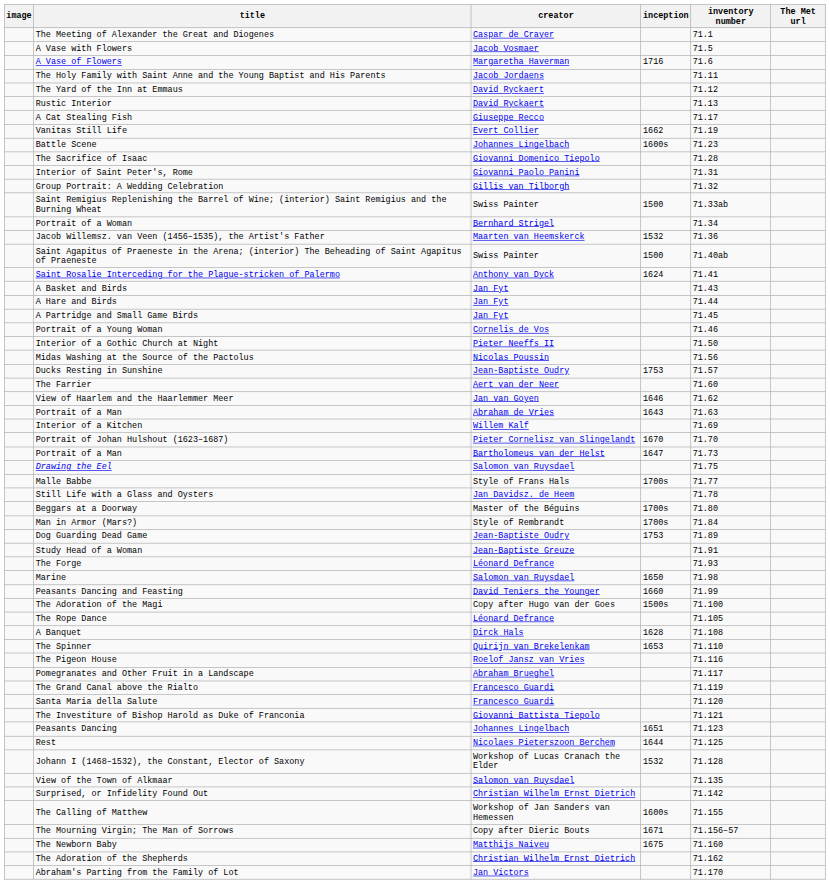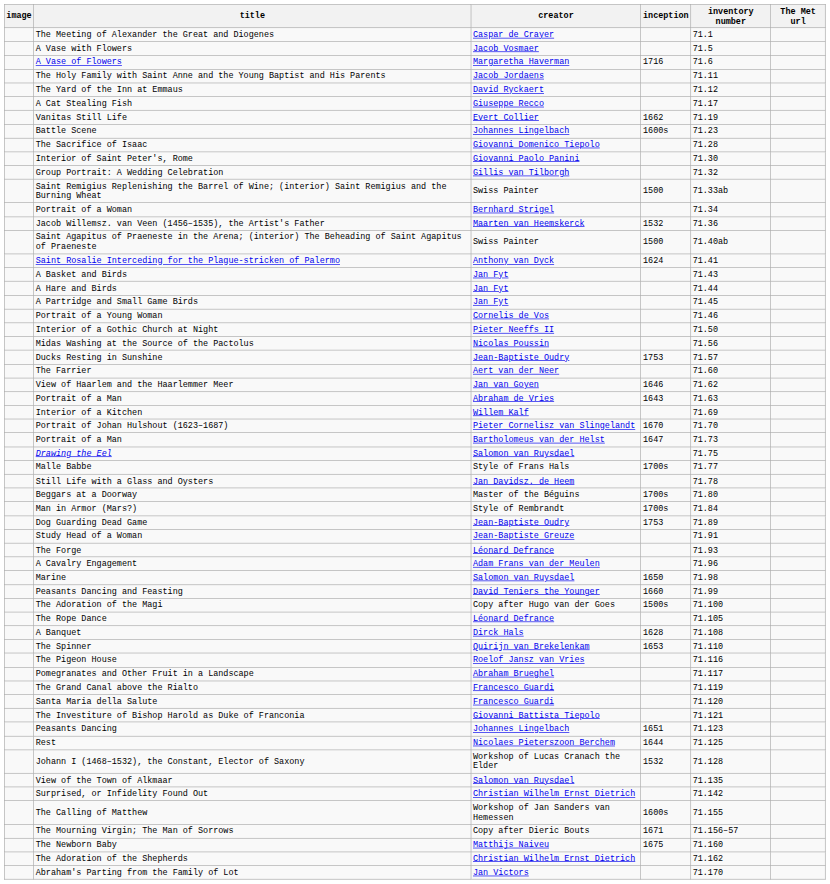- row: (74, 104)
(705, 172) 71.31 -> (705, 159) 71.30
+ row: (86, 564)
